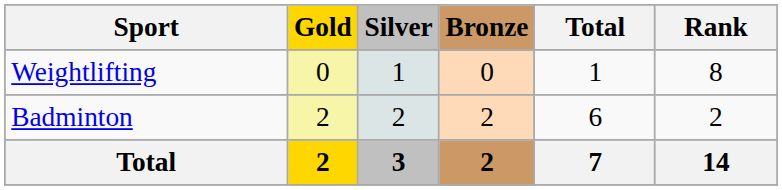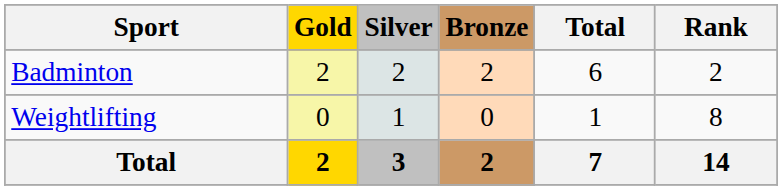rows swapped: (72, 117) <-> (84, 72)
